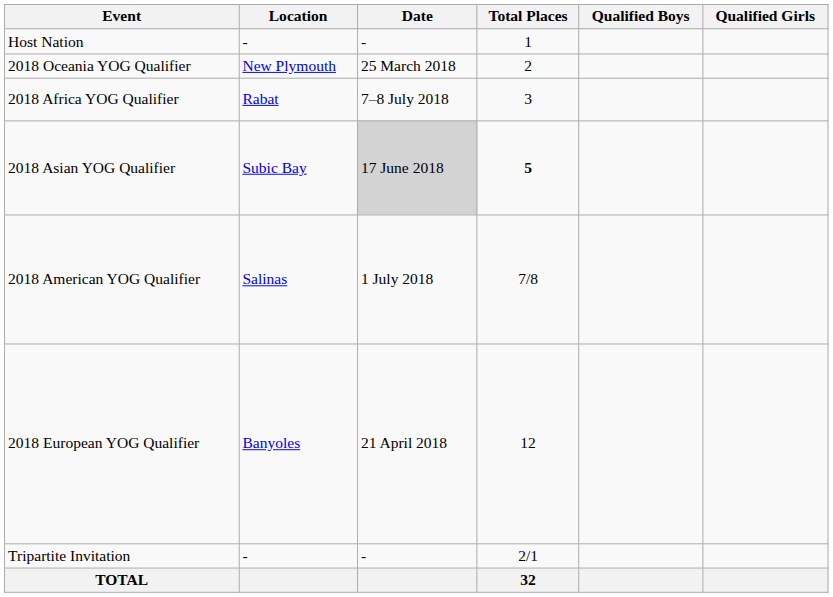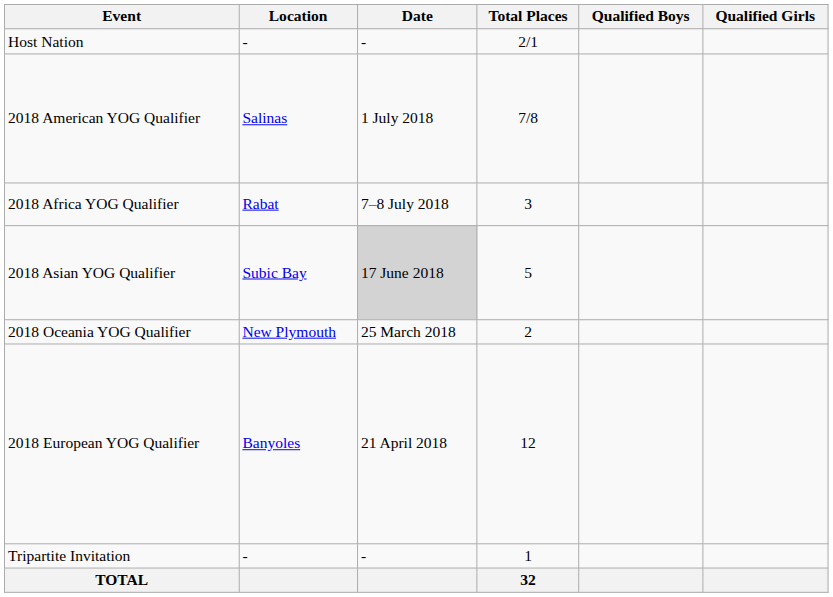(528, 41) 1 -> (528, 41) 2/1
rows swapped: (99, 66) <-> (104, 279)
(528, 167) bold -> (528, 272) normal
(528, 555) 2/1 -> (528, 555) 1
